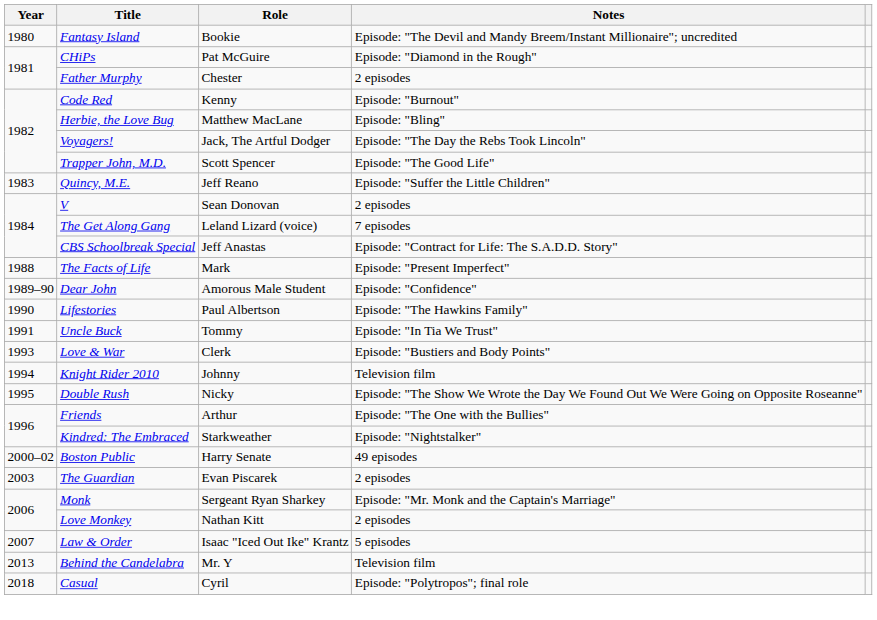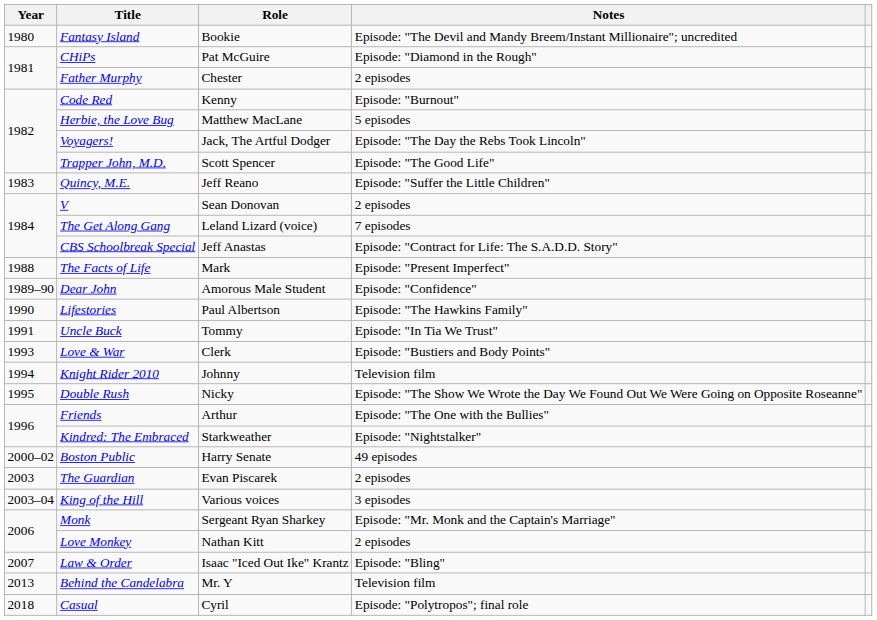(400, 120) Episode: "Bling" -> (383, 120) 5 episodes
+ row: (102, 499)
(383, 541) 5 episodes -> (400, 562) Episode: "Bling"
